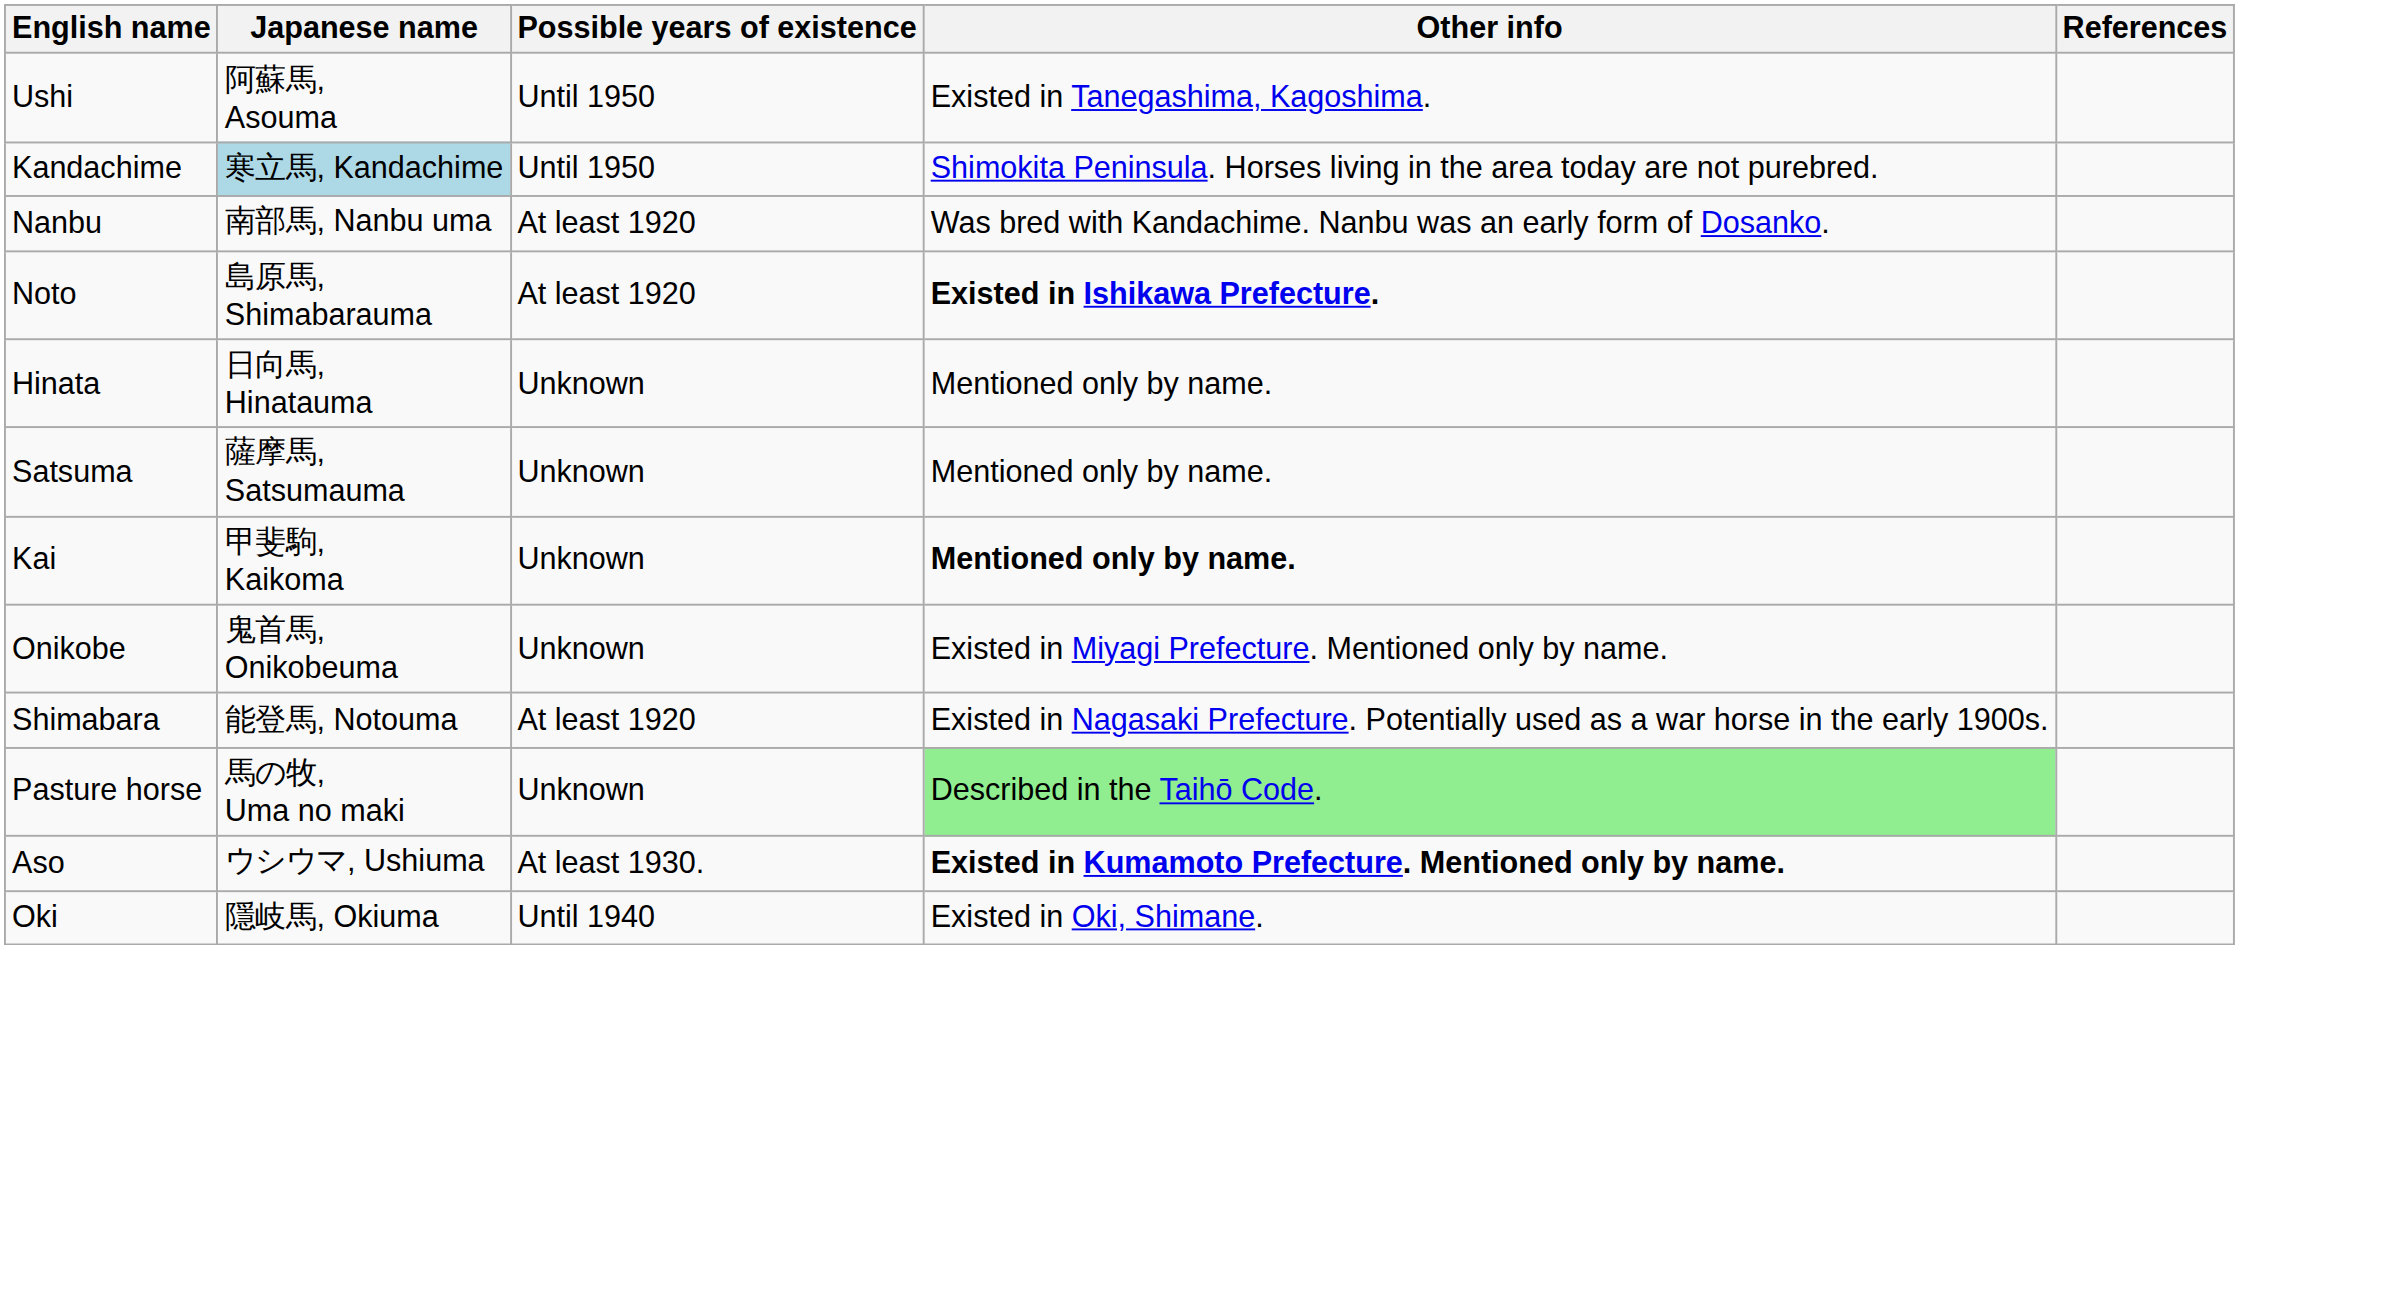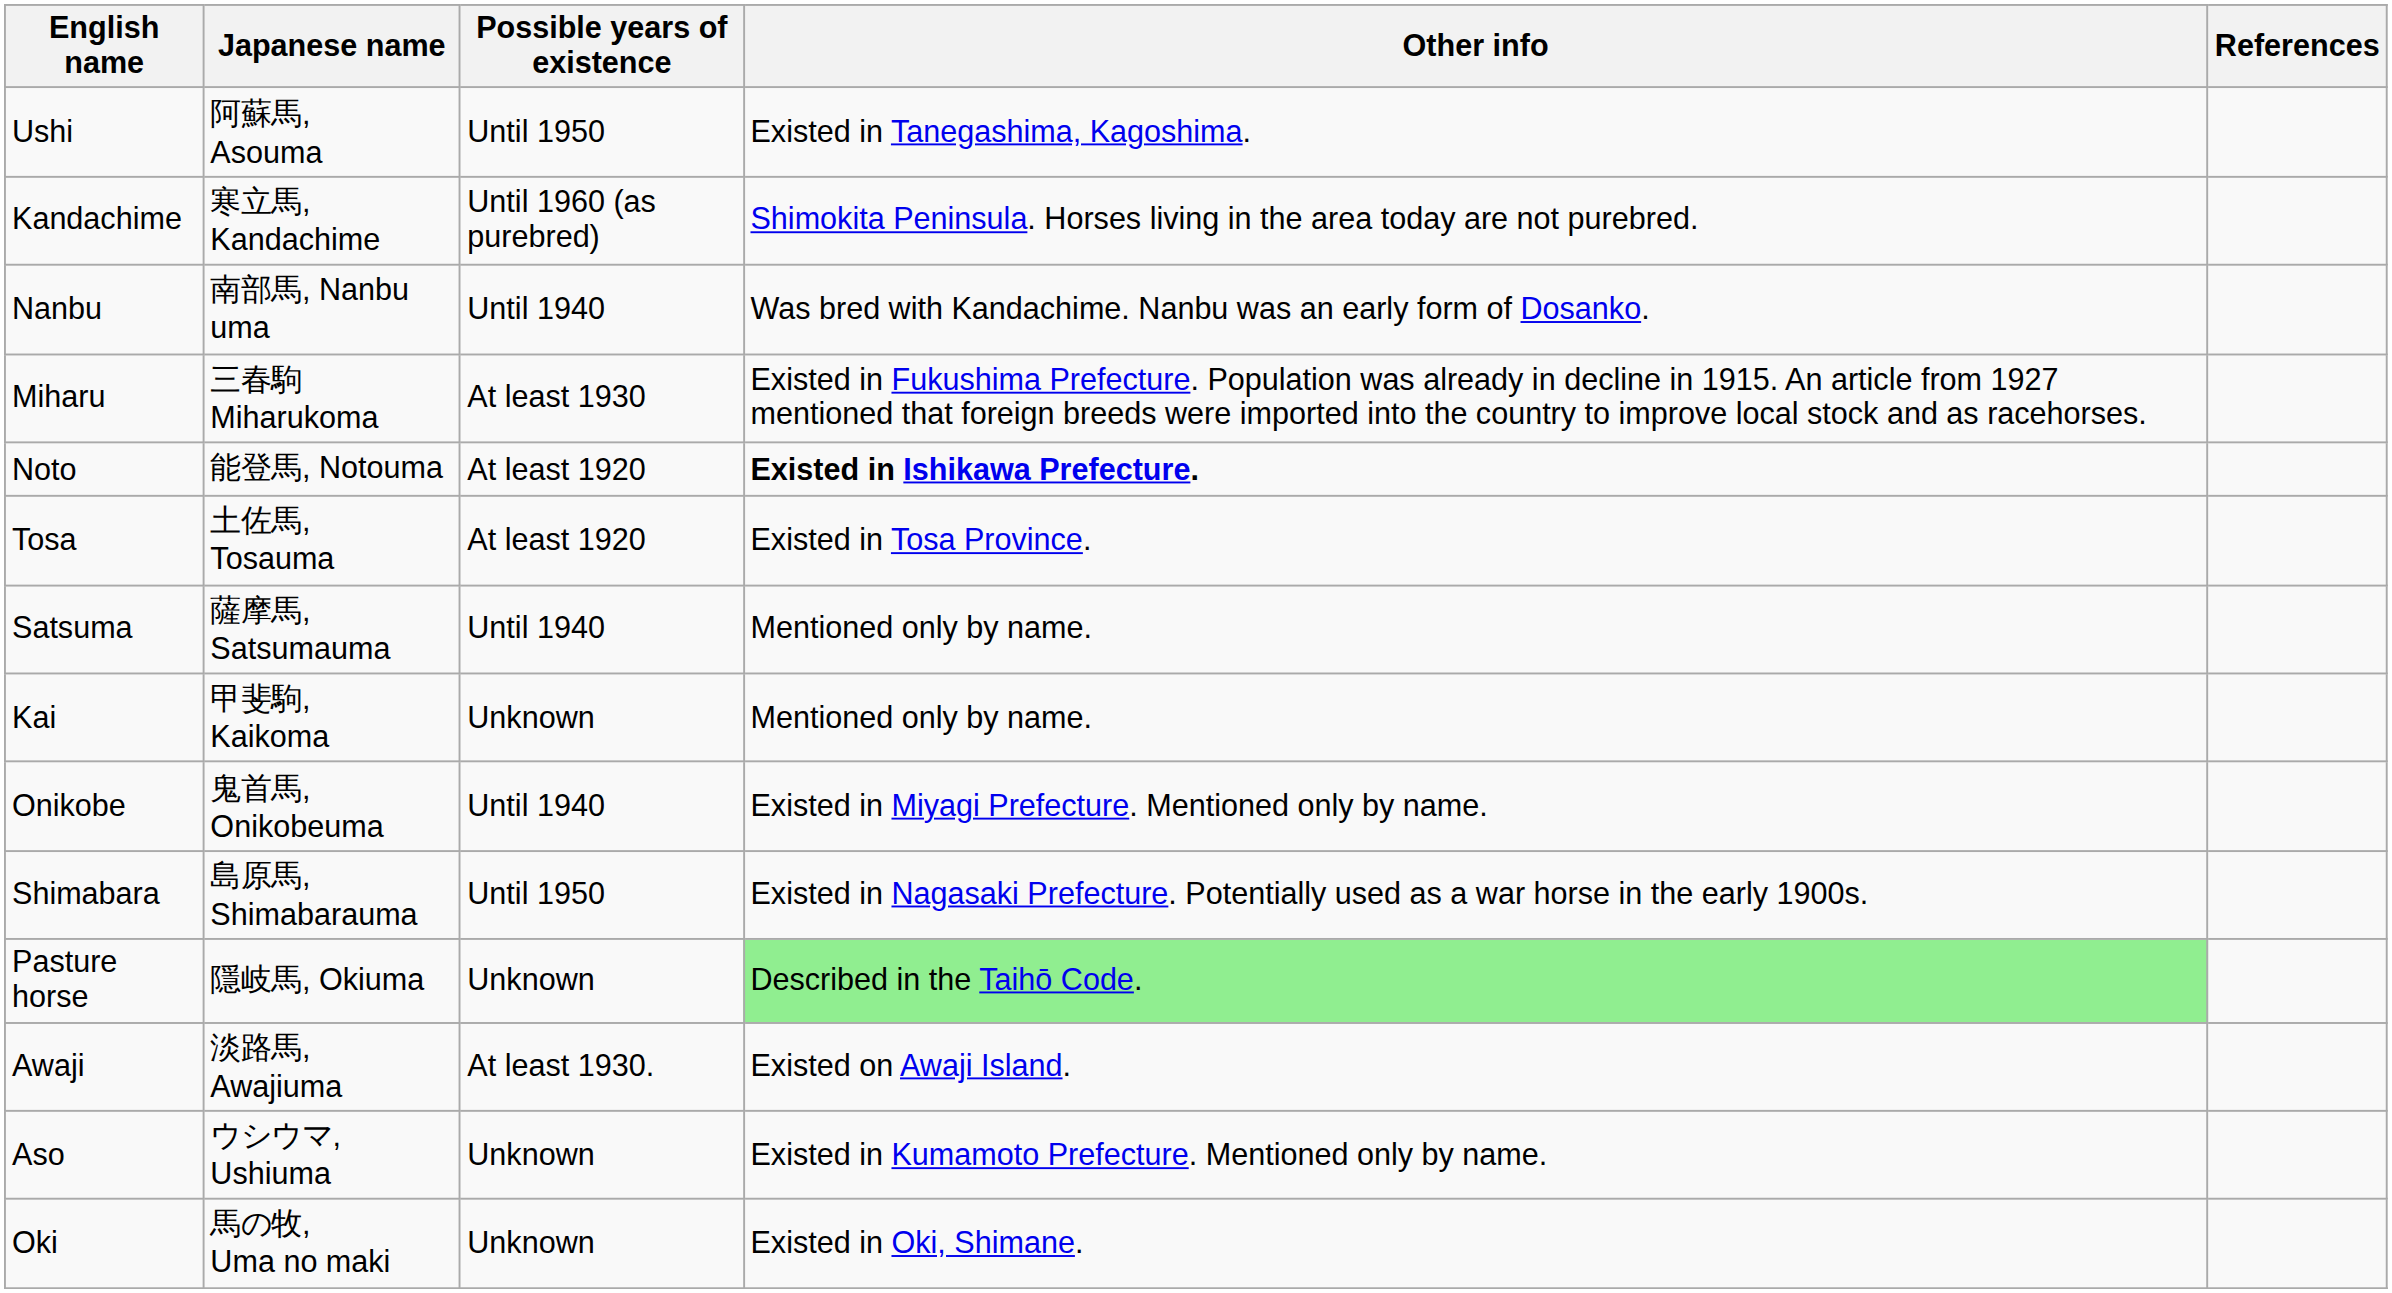(364, 167) lightblue background -> (295, 221) no background
(586, 168) Until 1950 -> (562, 220) Until 1960 (as purebred)
(607, 222) At least 1920 -> (536, 308) Until 1940
+ row: (59, 397)
(328, 295) 島原馬, Shimabarauma -> (327, 467) 能登馬, Notouma
+ row: (44, 540)
- row: (56, 382)
(581, 471) Unknown -> (536, 628) Until 1940
(1113, 559) bold -> (921, 717) normal
(581, 648) Unknown -> (536, 805) Until 1940
(341, 718) 能登馬, Notouma -> (314, 895) 島原馬, Shimabarauma
(607, 719) At least 1920 -> (536, 894) Until 1950
(315, 792) 馬の牧, Uma no maki -> (317, 979) 隱岐馬, Okiuma
+ row: (48, 1065)
(611, 862) At least 1930. -> (531, 1154) Unknown
(1358, 862) bold -> (1149, 1154) normal
(332, 915) 隱岐馬, Okiuma -> (300, 1243) 馬の牧, Uma no maki
(586, 916) Until 1940 -> (531, 1243) Unknown
